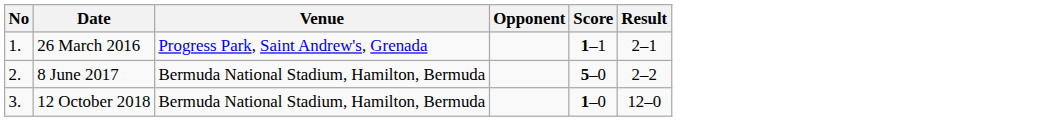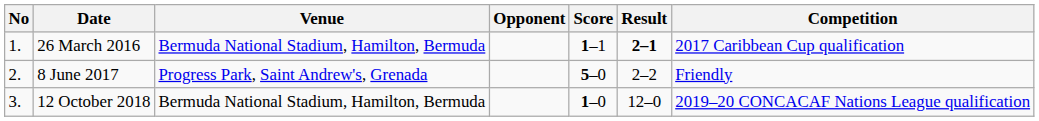+ column: (853, 18)
(293, 45) Progress Park, Saint Andrew's, Grenada -> (322, 45) Bermuda National Stadium, Hamilton, Bermuda
(644, 45) normal -> (644, 45) bold
(322, 73) Bermuda National Stadium, Hamilton, Bermuda -> (293, 73) Progress Park, Saint Andrew's, Grenada
